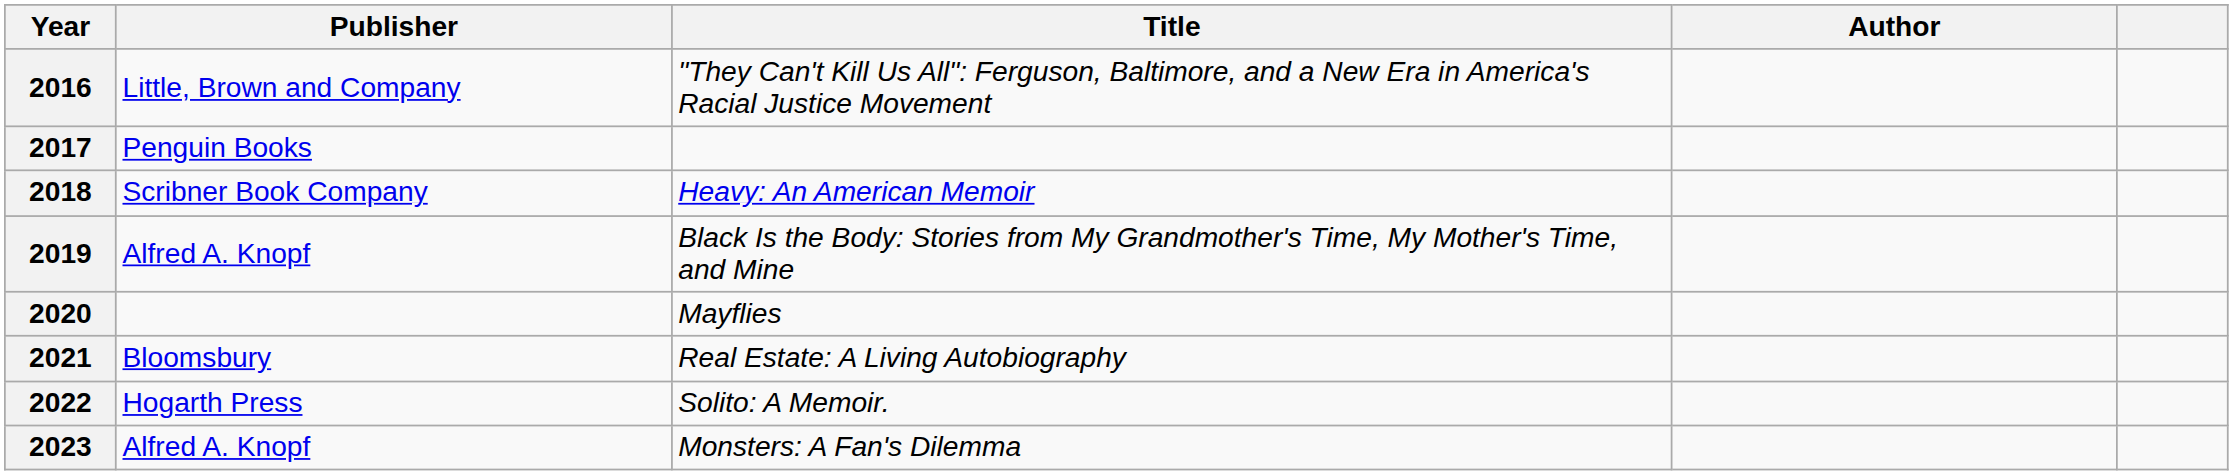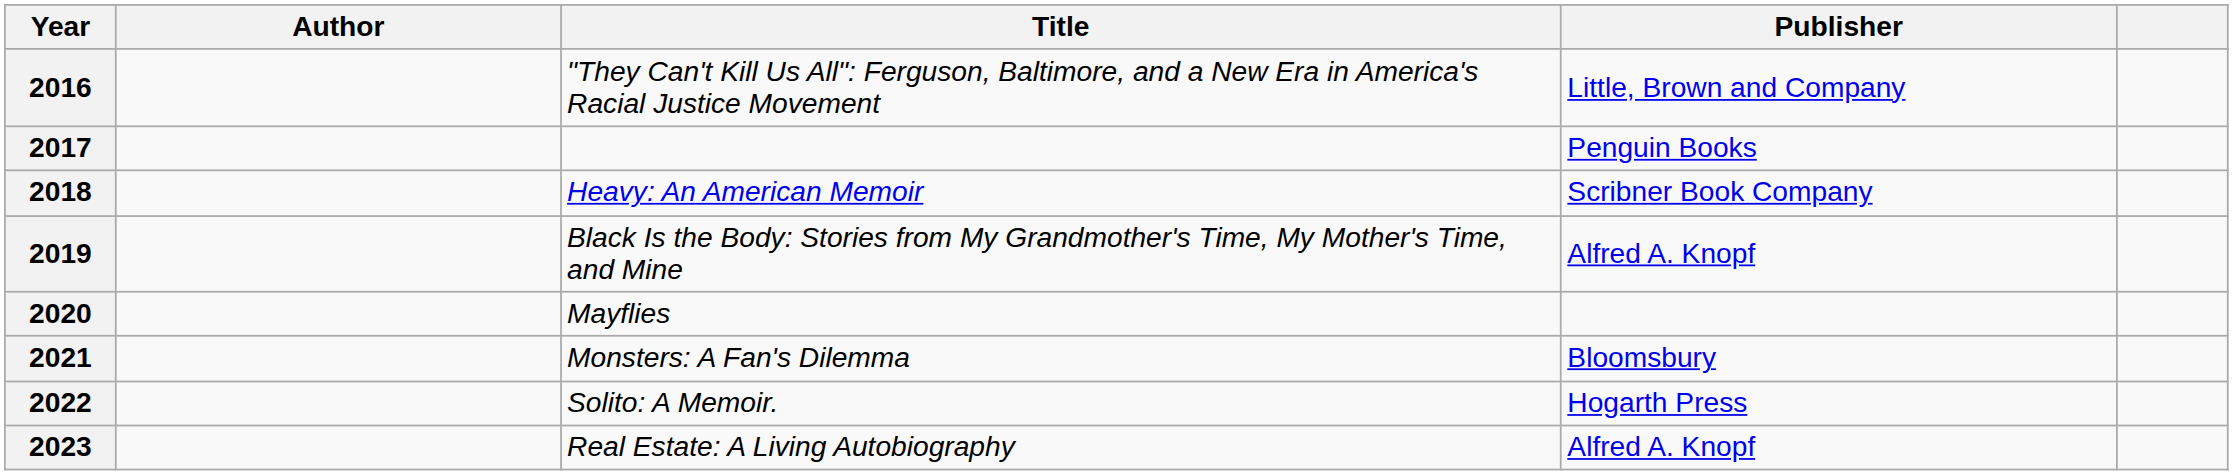columns swapped: (1894, 26) <-> (394, 26)
(902, 358) Real Estate: A Living Autobiography -> (738, 358) Monsters: A Fan's Dilemma
(850, 447) Monsters: A Fan's Dilemma -> (791, 447) Real Estate: A Living Autobiography
